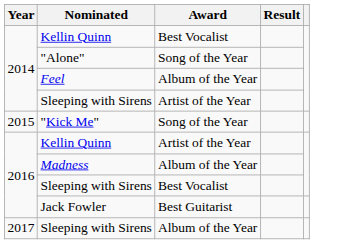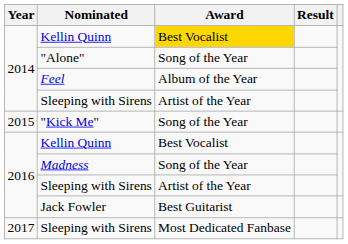(193, 36) no background -> (193, 36) gold background
(204, 143) Artist of the Year -> (193, 143) Best Vocalist
(208, 164) Album of the Year -> (203, 164) Song of the Year
(193, 185) Best Vocalist -> (204, 185) Artist of the Year
(208, 228) Album of the Year -> (224, 228) Most Dedicated Fanbase
